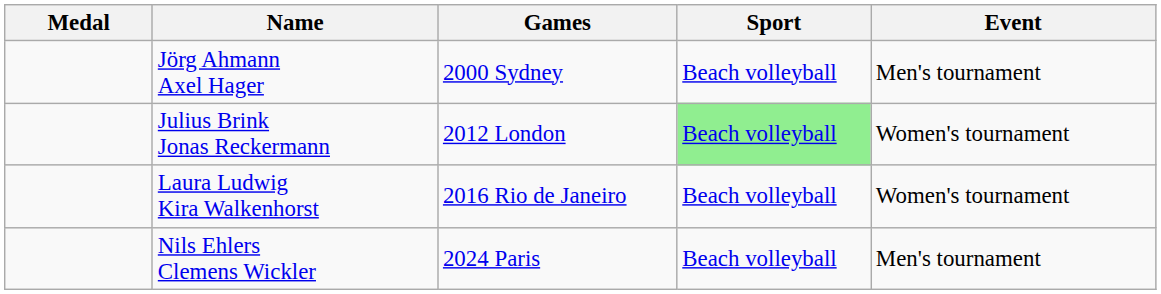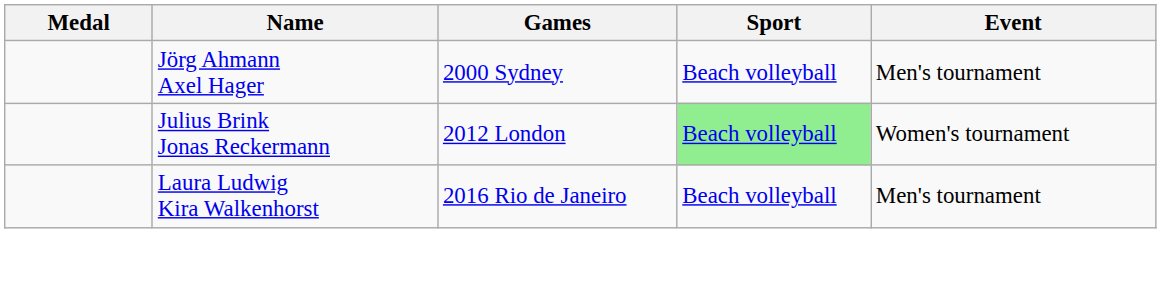(973, 195) Women's tournament -> (958, 195) Men's tournament
- row: (237, 257)
